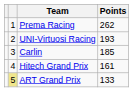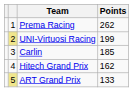(13, 38) no background -> (13, 38) khaki background
(107, 38) 193 -> (107, 38) 199
(107, 66) 161 -> (107, 66) 162
